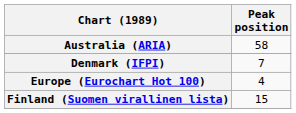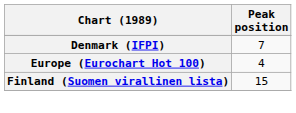- row: (118, 45)
